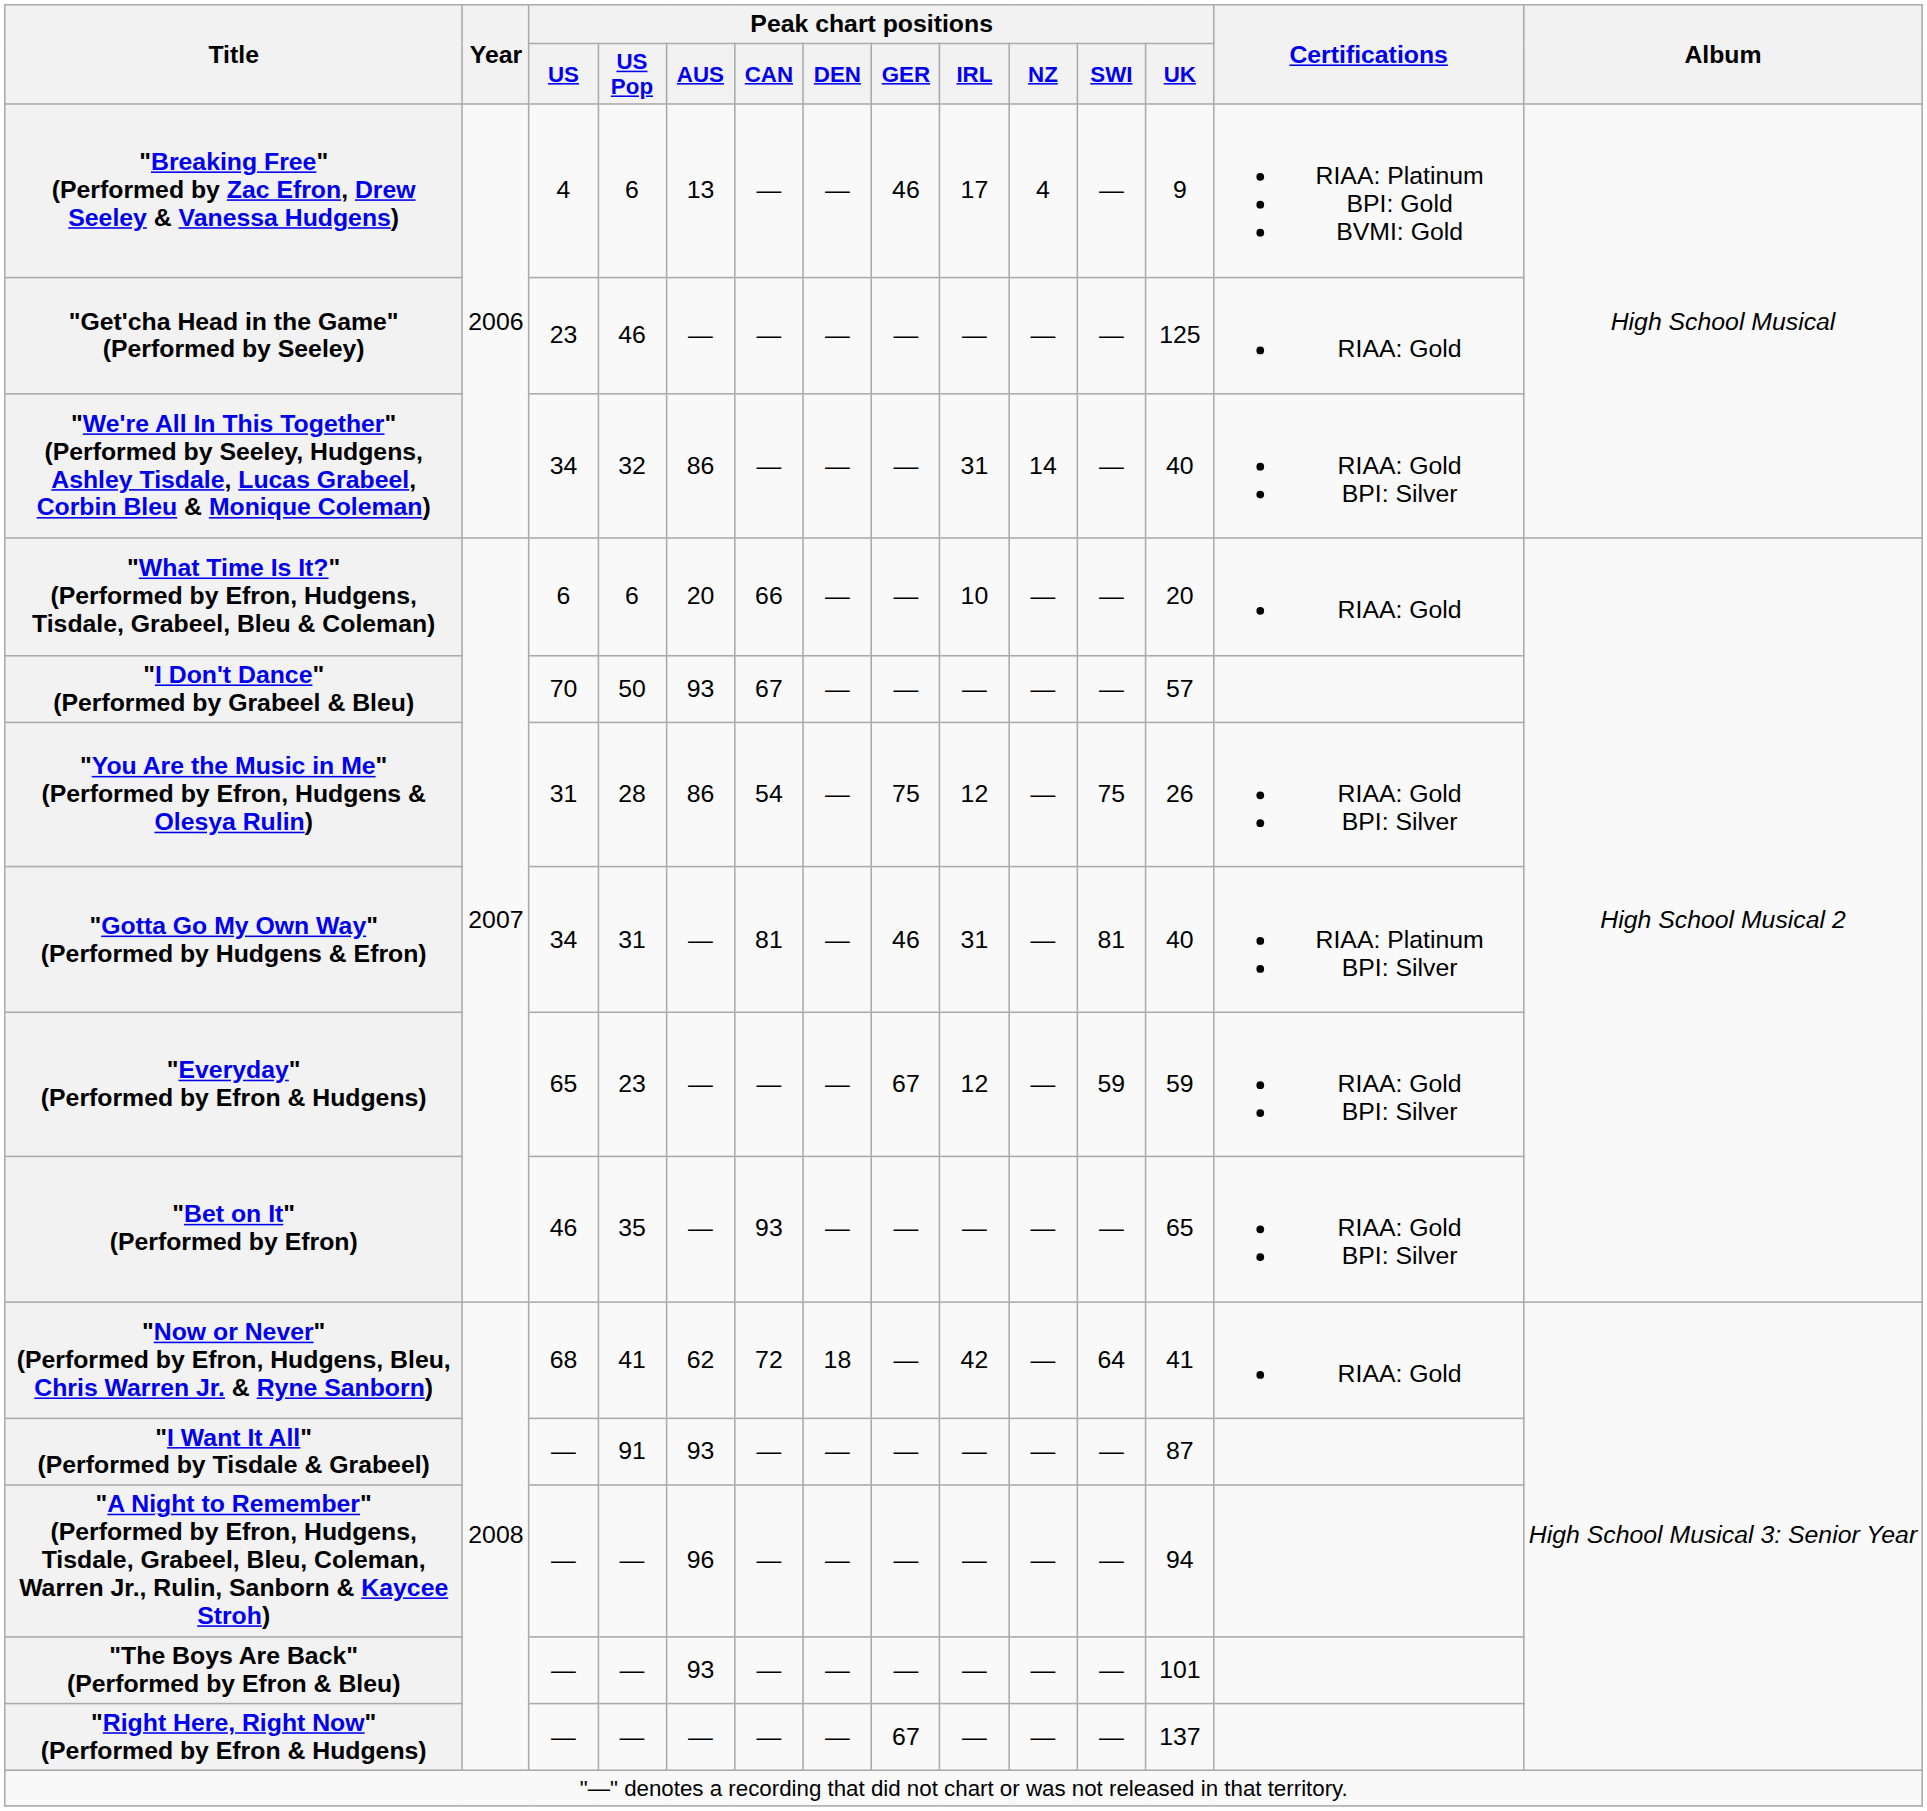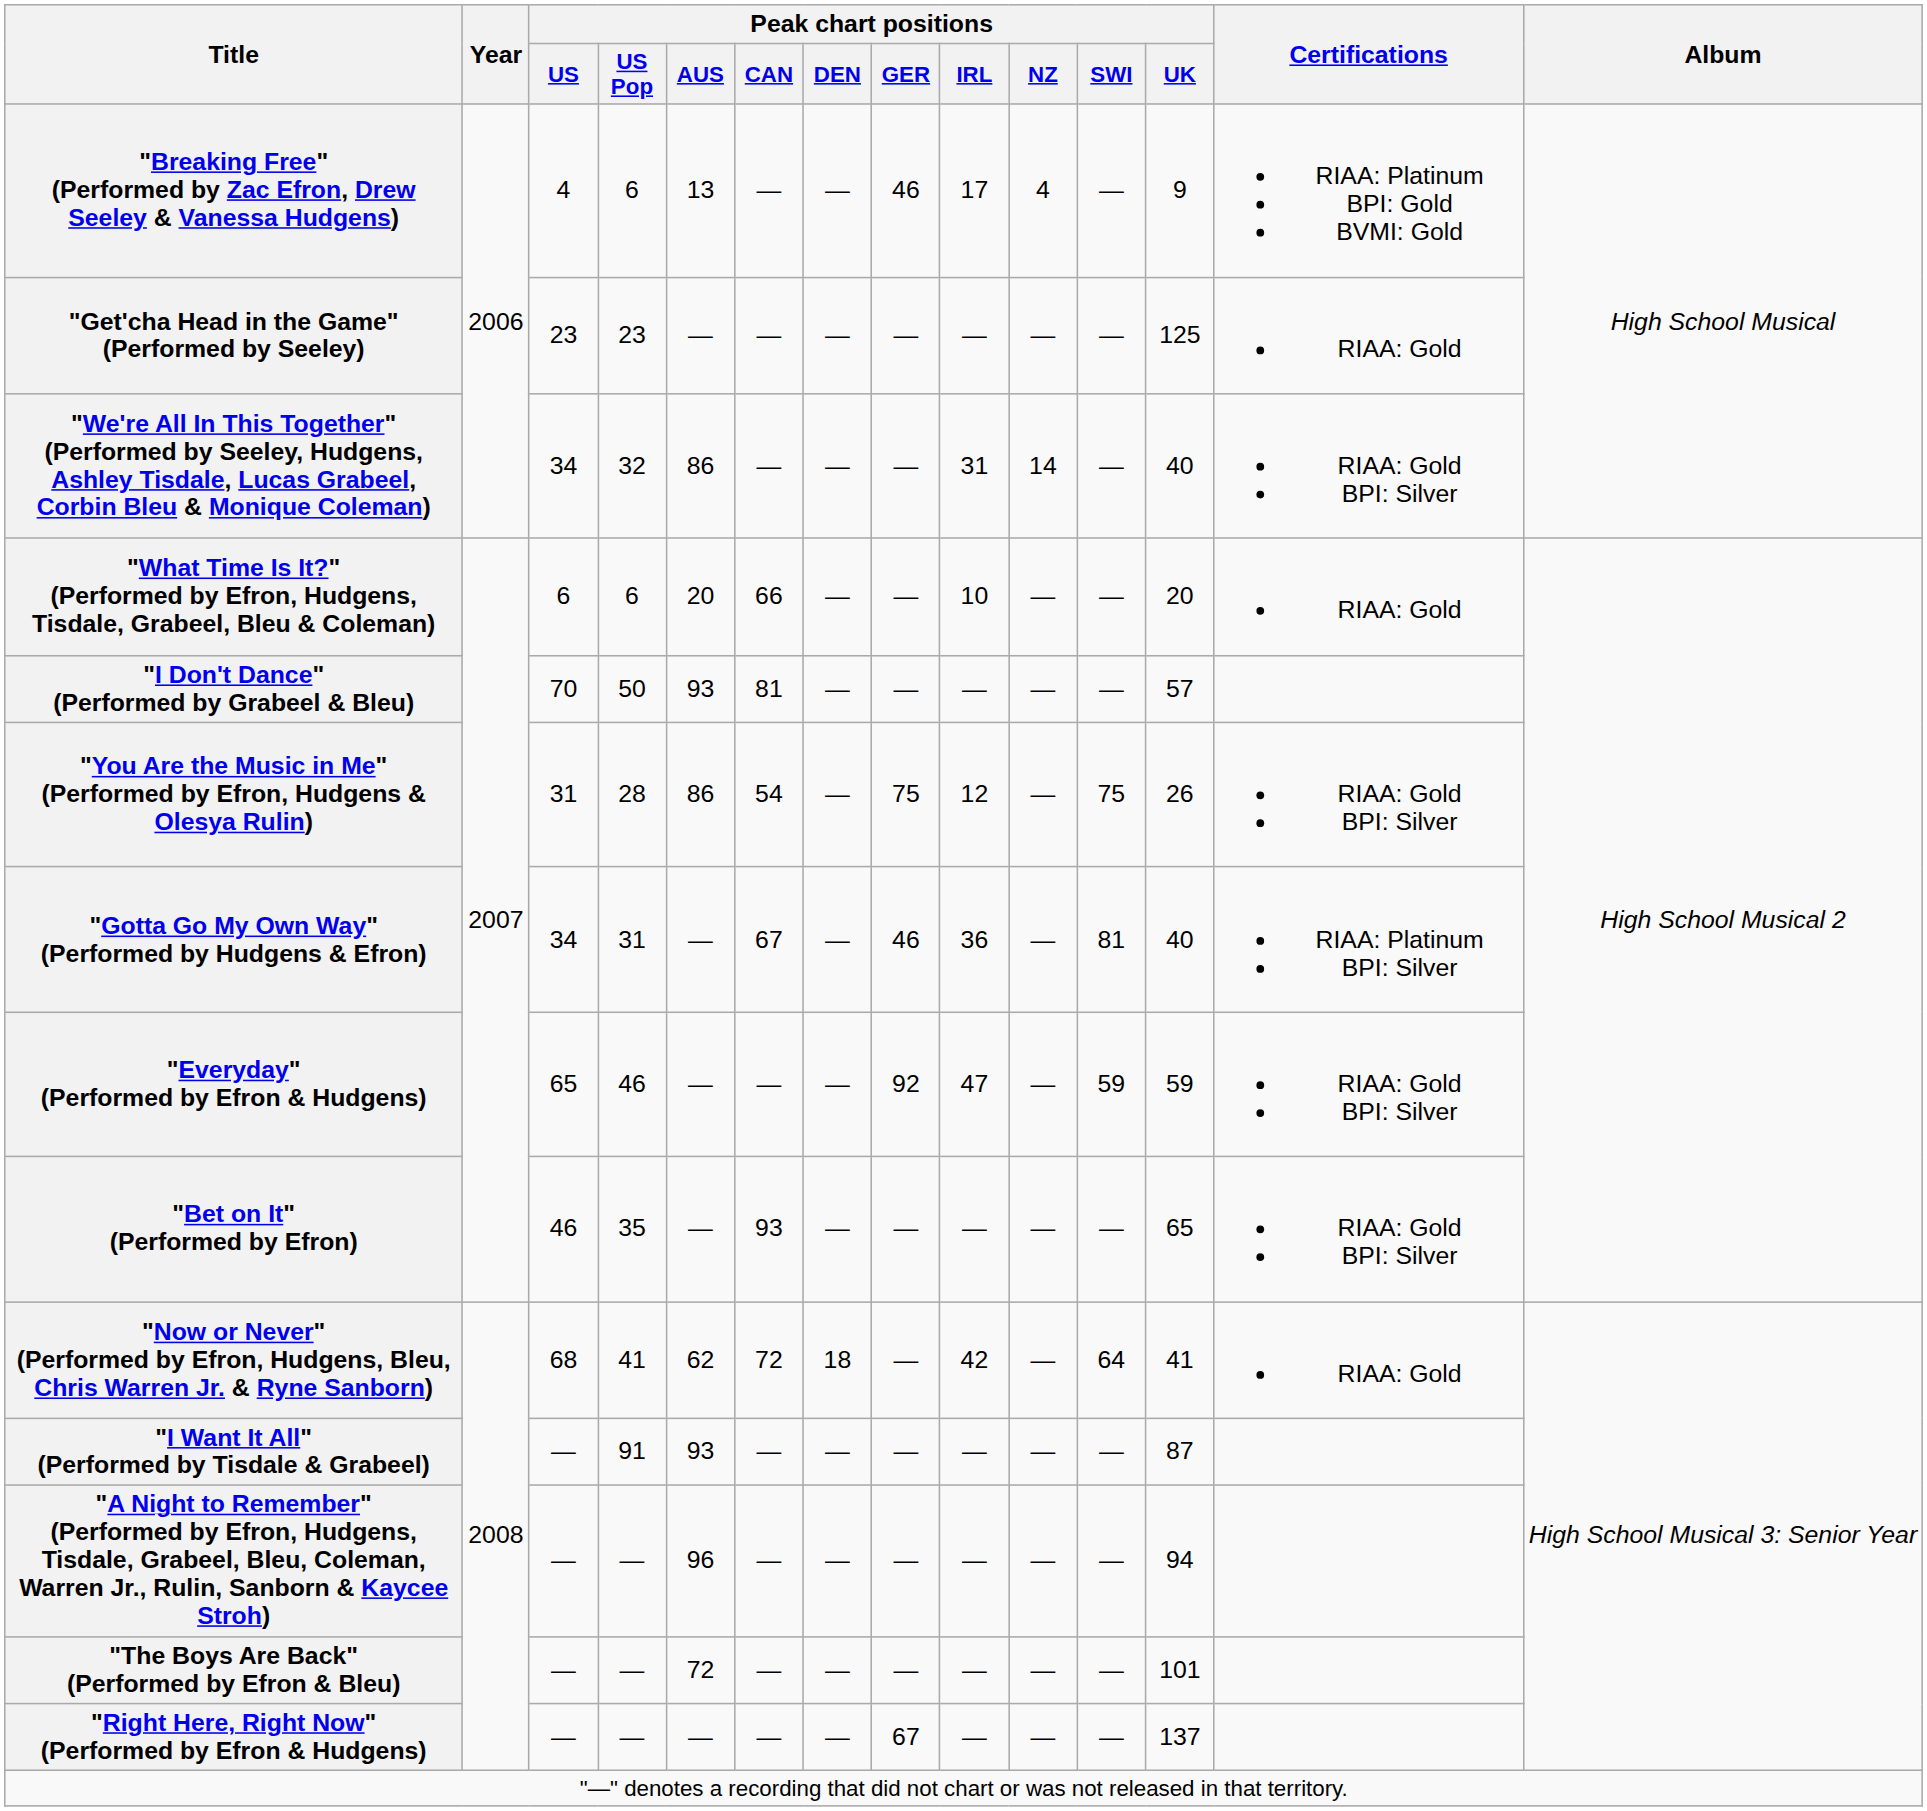(632, 334) 46 -> (632, 334) 23
(769, 688) 67 -> (769, 688) 81
(769, 939) 81 -> (769, 939) 67
(974, 939) 31 -> (974, 939) 36
(632, 1083) 23 -> (632, 1083) 46
(906, 1083) 67 -> (906, 1083) 92
(974, 1083) 12 -> (974, 1083) 47
(700, 1669) 93 -> (700, 1669) 72
